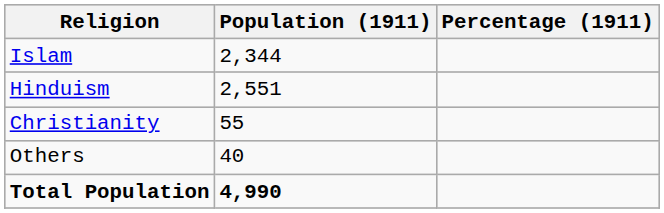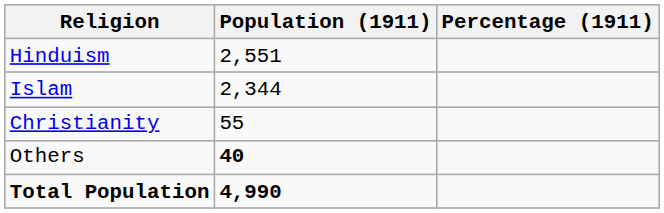rows swapped: (60, 90) <-> (41, 56)
(232, 157) normal -> (232, 157) bold
